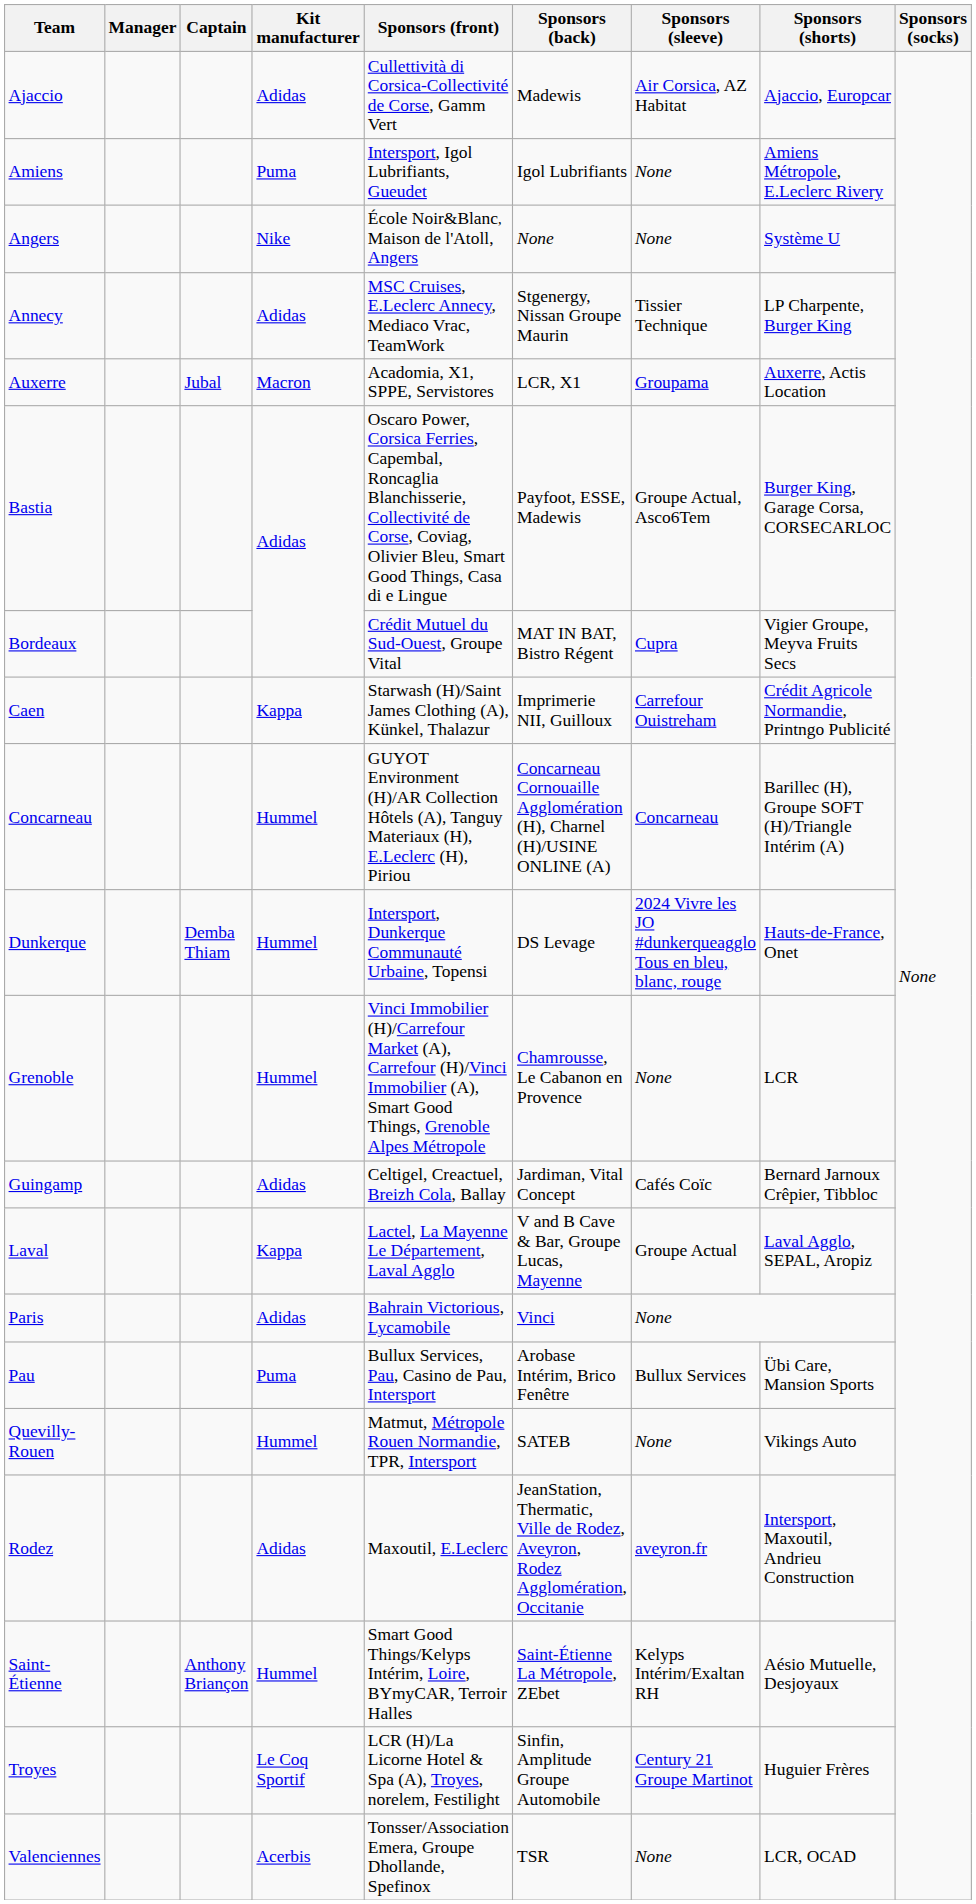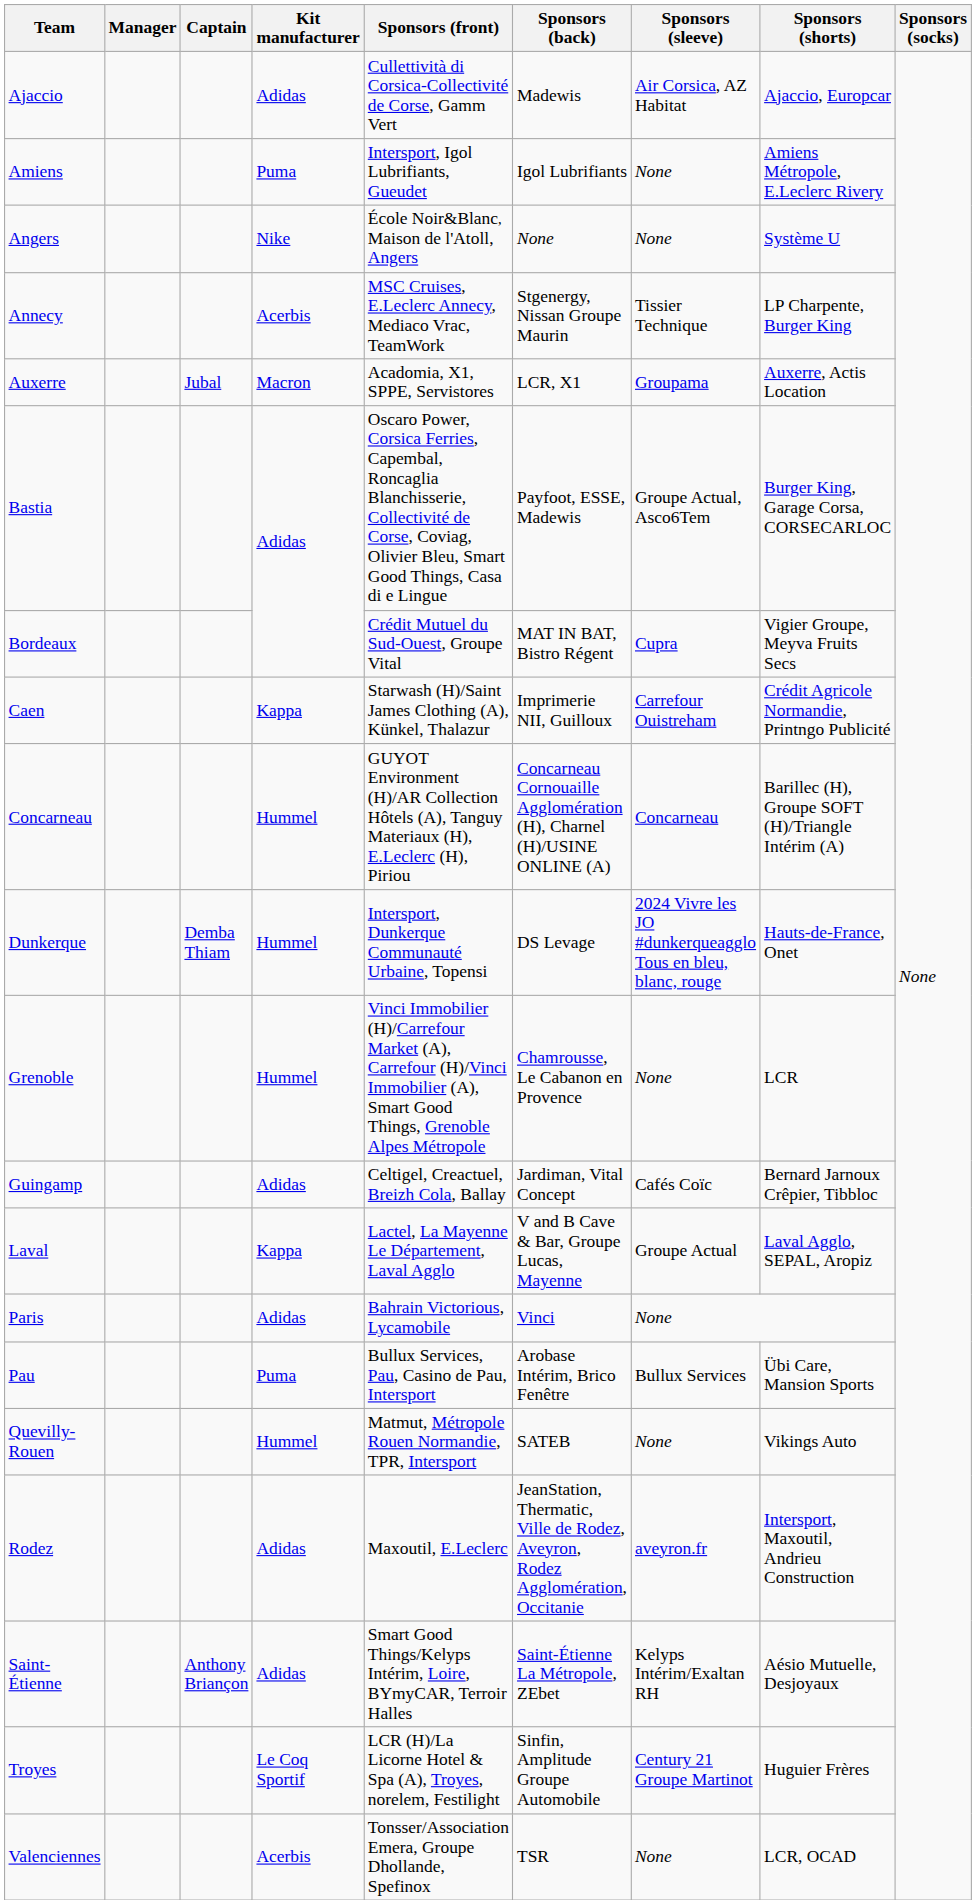(281, 315) Adidas -> (284, 315) Acerbis
(287, 1673) Hummel -> (281, 1673) Adidas
